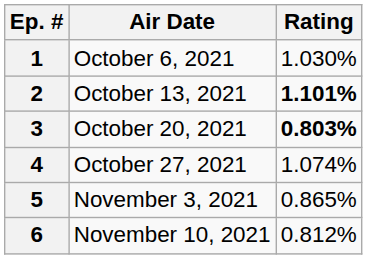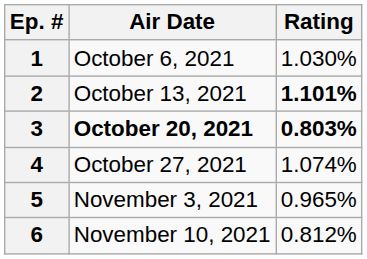(160, 128) normal -> (163, 128) bold
(319, 199) 0.865% -> (319, 199) 0.965%
